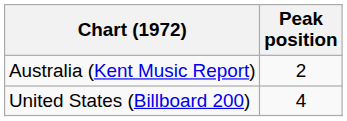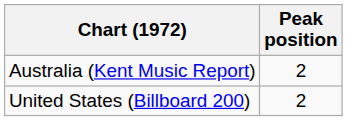(301, 100) 4 -> (301, 100) 2
